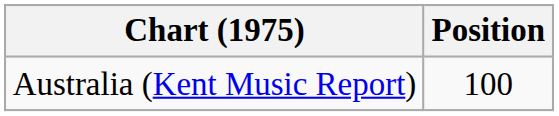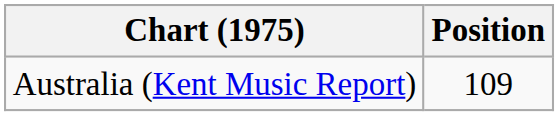(488, 82) 100 -> (488, 82) 109
